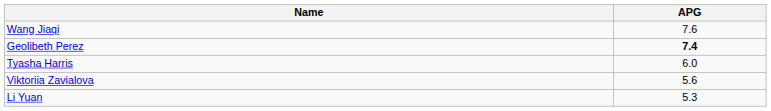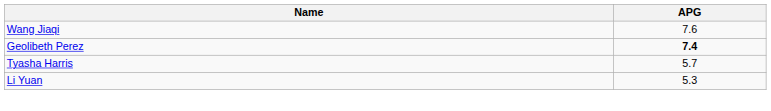(690, 64) 6.0 -> (690, 64) 5.7
- row: (50, 81)
